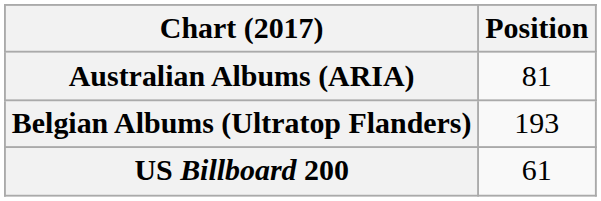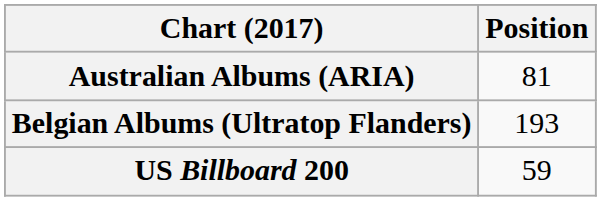(537, 170) 61 -> (537, 170) 59
